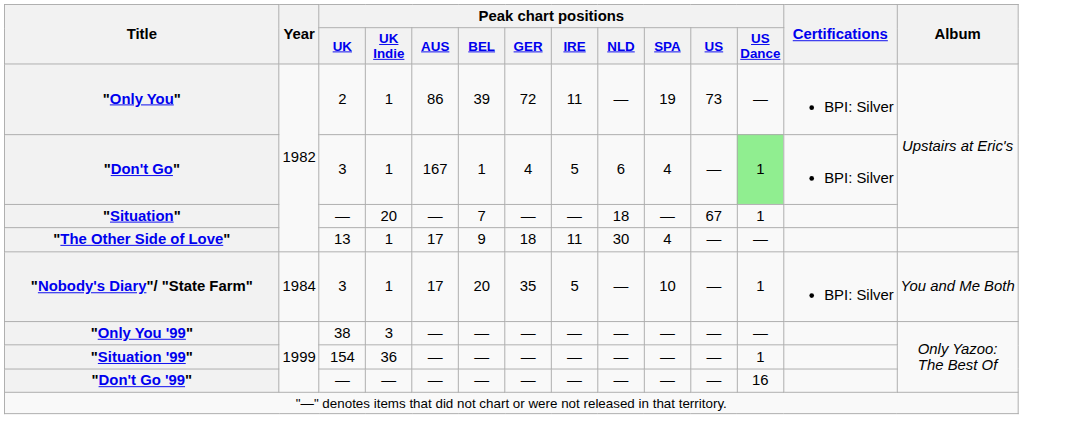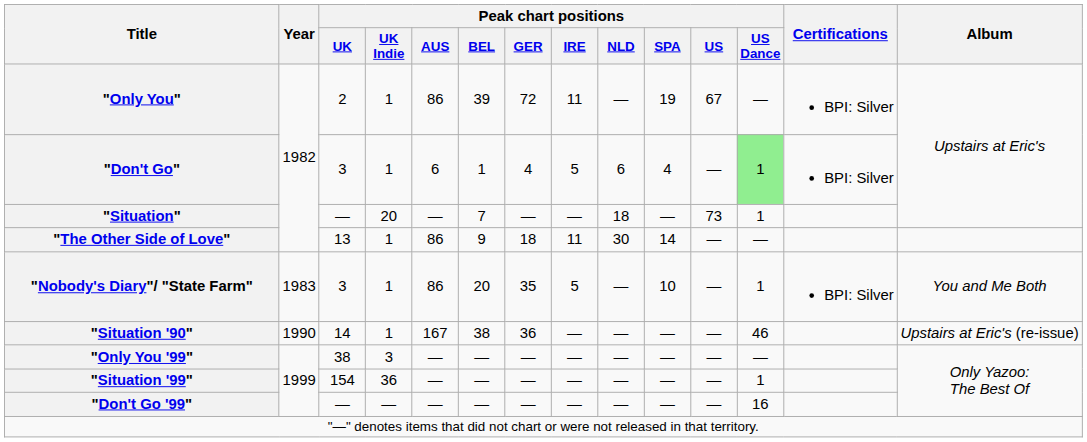(714, 99) 73 -> (714, 99) 67
(435, 169) 167 -> (435, 169) 6
(714, 216) 67 -> (714, 216) 73
(435, 239) 17 -> (435, 239) 86
(667, 239) 4 -> (667, 239) 14
(299, 286) 1984 -> (299, 286) 1983
(435, 286) 17 -> (435, 286) 86
+ row: (142, 333)
